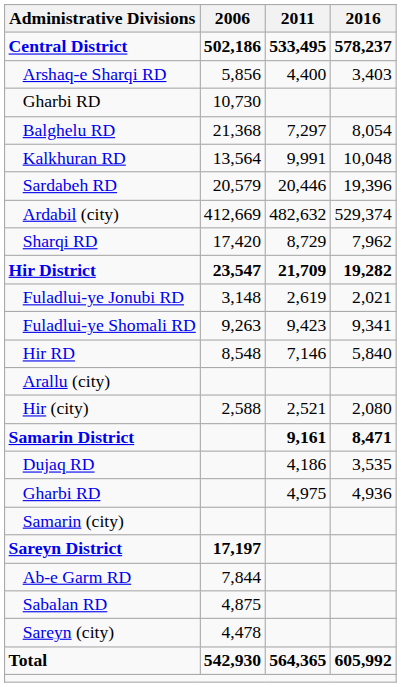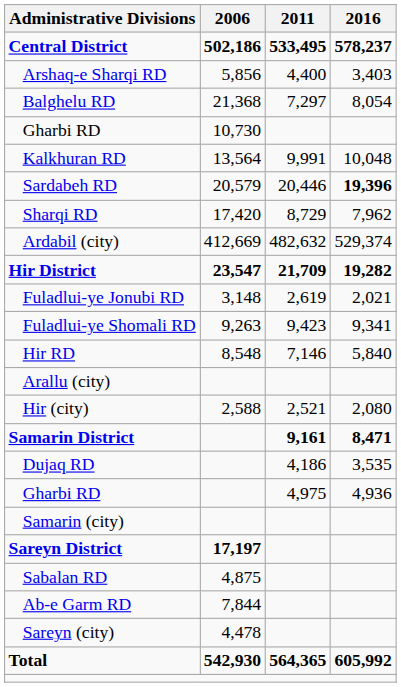rows swapped: (69, 130) <-> (62, 102)
(367, 185) normal -> (367, 185) bold
rows swapped: (60, 241) <-> (71, 213)
rows swapped: (77, 576) <-> (65, 604)
